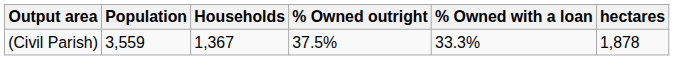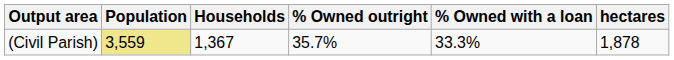(125, 42) no background -> (125, 42) khaki background
(315, 42) 37.5% -> (315, 42) 35.7%
